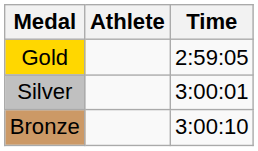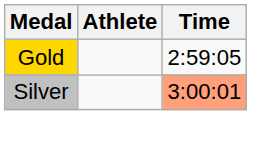(212, 92) no background -> (204, 92) lightsalmon background
- row: (45, 127)
